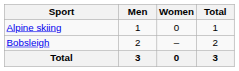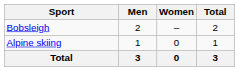rows swapped: (34, 27) <-> (28, 43)
